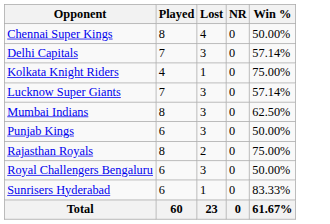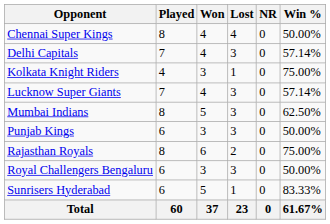+ column: (212, 14)
